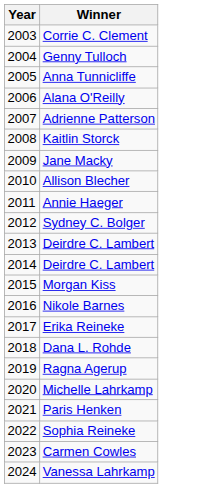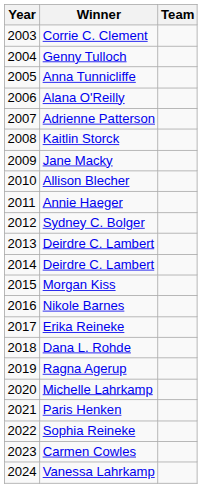+ column: (178, 14)
